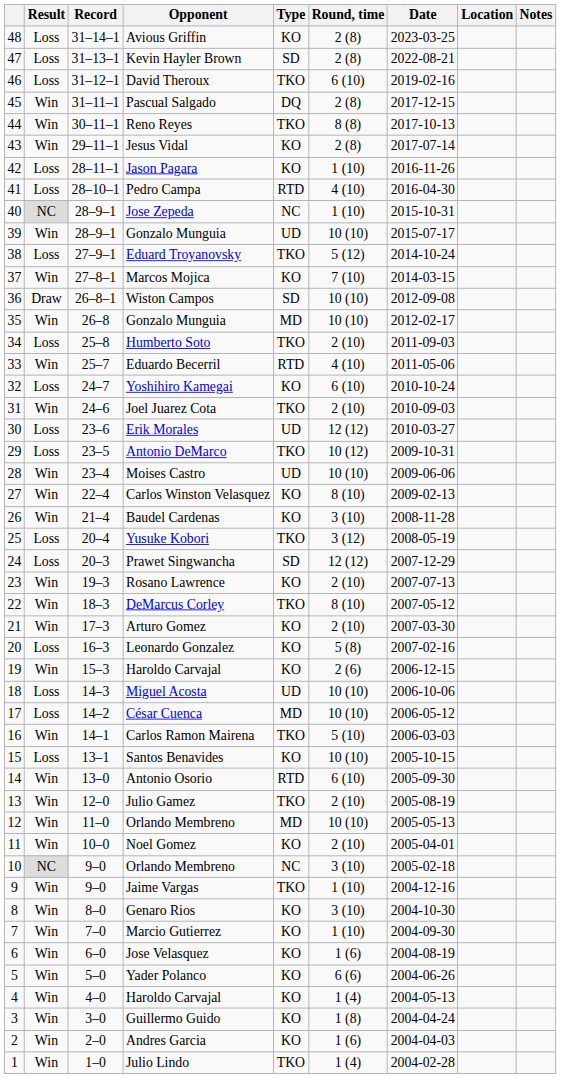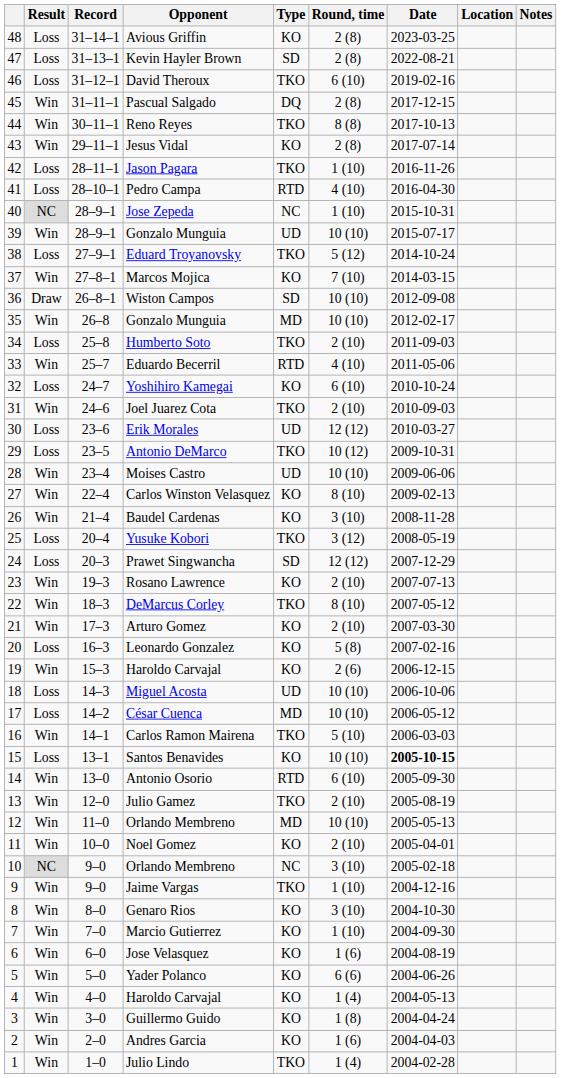(291, 168) KO -> (291, 168) TKO
(423, 757) normal -> (423, 757) bold
